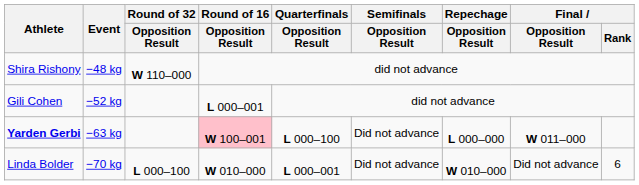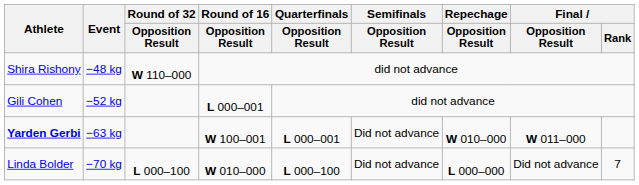(235, 139) pink background -> (235, 139) no background
(312, 139) L 000–100 -> (312, 139) L 000–001
(476, 139) L 000–000 -> (476, 139) W 010–000
(312, 171) L 000–001 -> (312, 171) L 000–100
(476, 171) W 010–000 -> (476, 171) L 000–000
(618, 165) 6 -> (618, 165) 7
